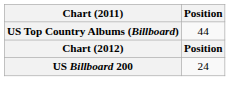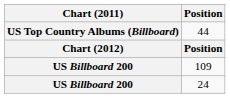+ row: (203, 66)
